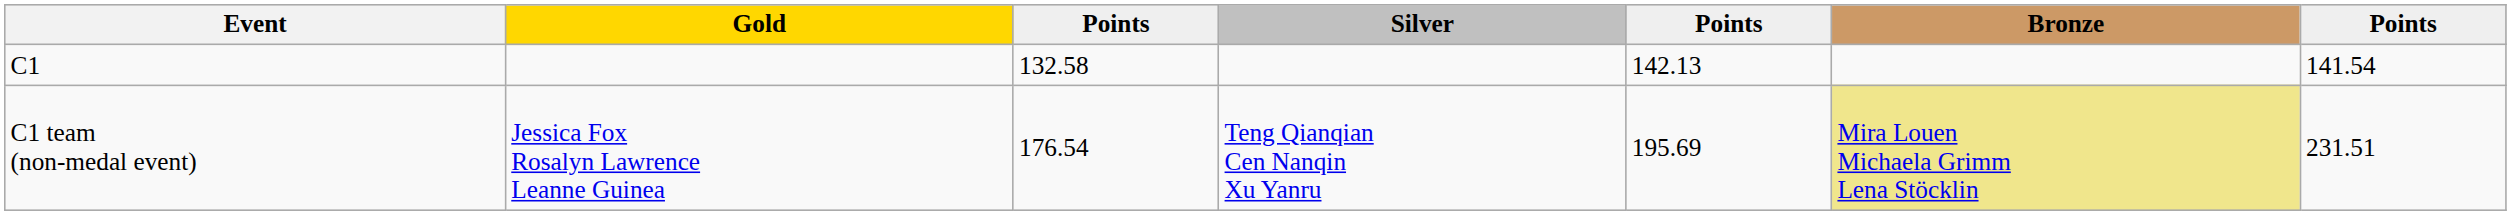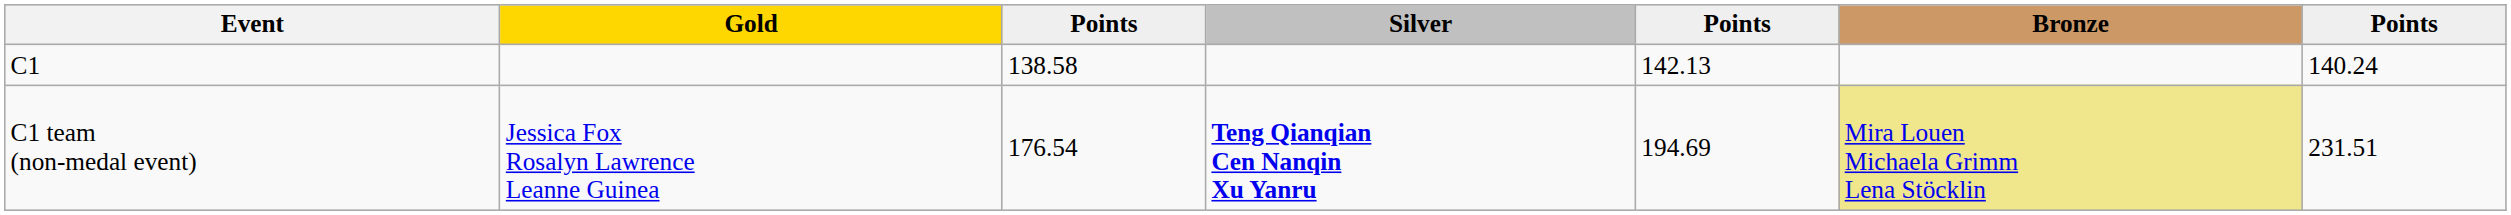(1054, 64) 132.58 -> (1043, 64) 138.58
(2341, 64) 141.54 -> (2343, 64) 140.24
(1299, 161) normal -> (1291, 161) bold
(1667, 147) 195.69 -> (1676, 147) 194.69
